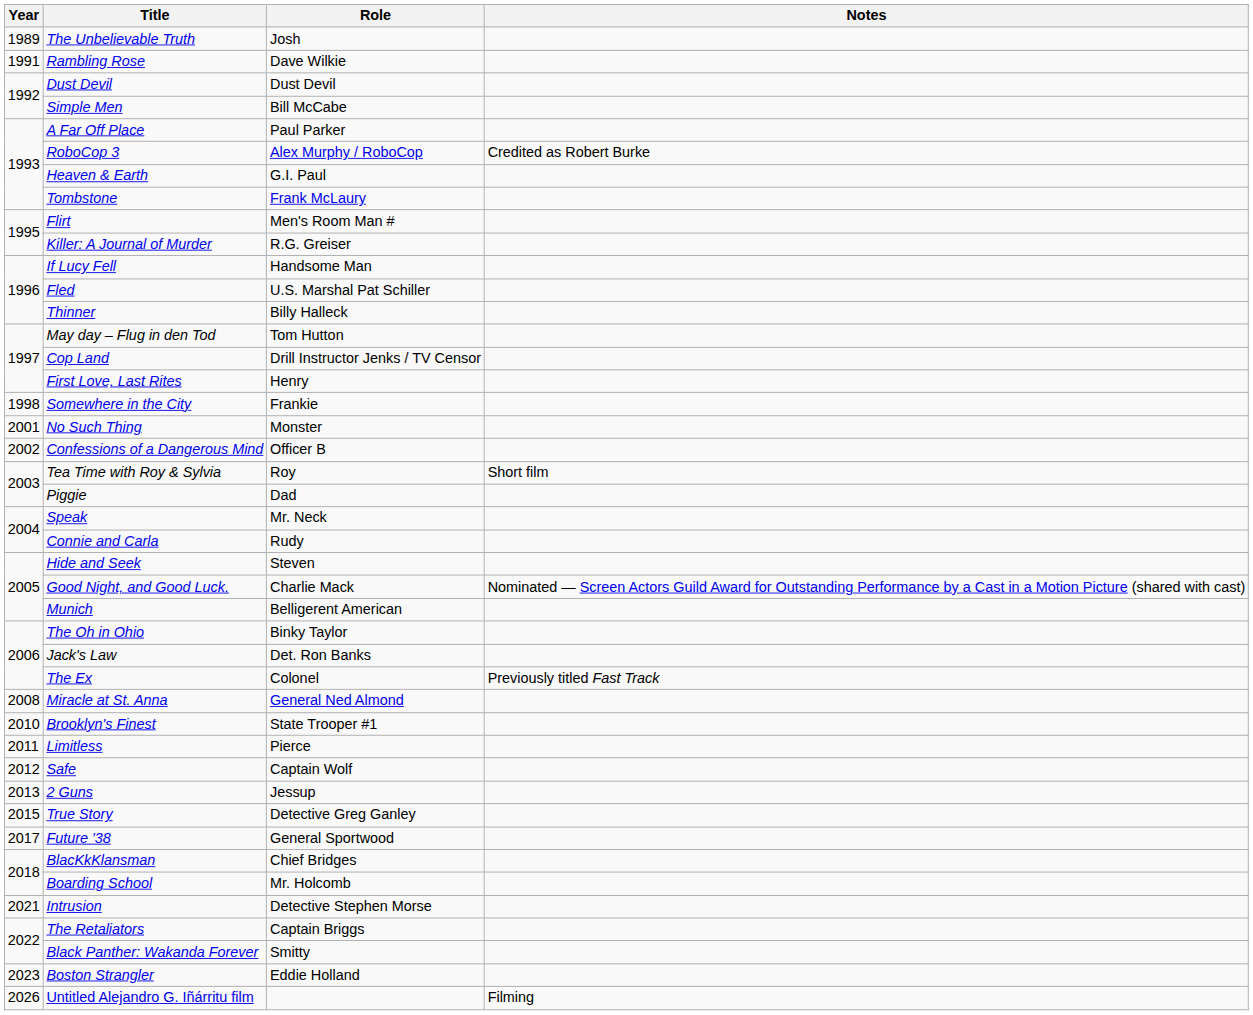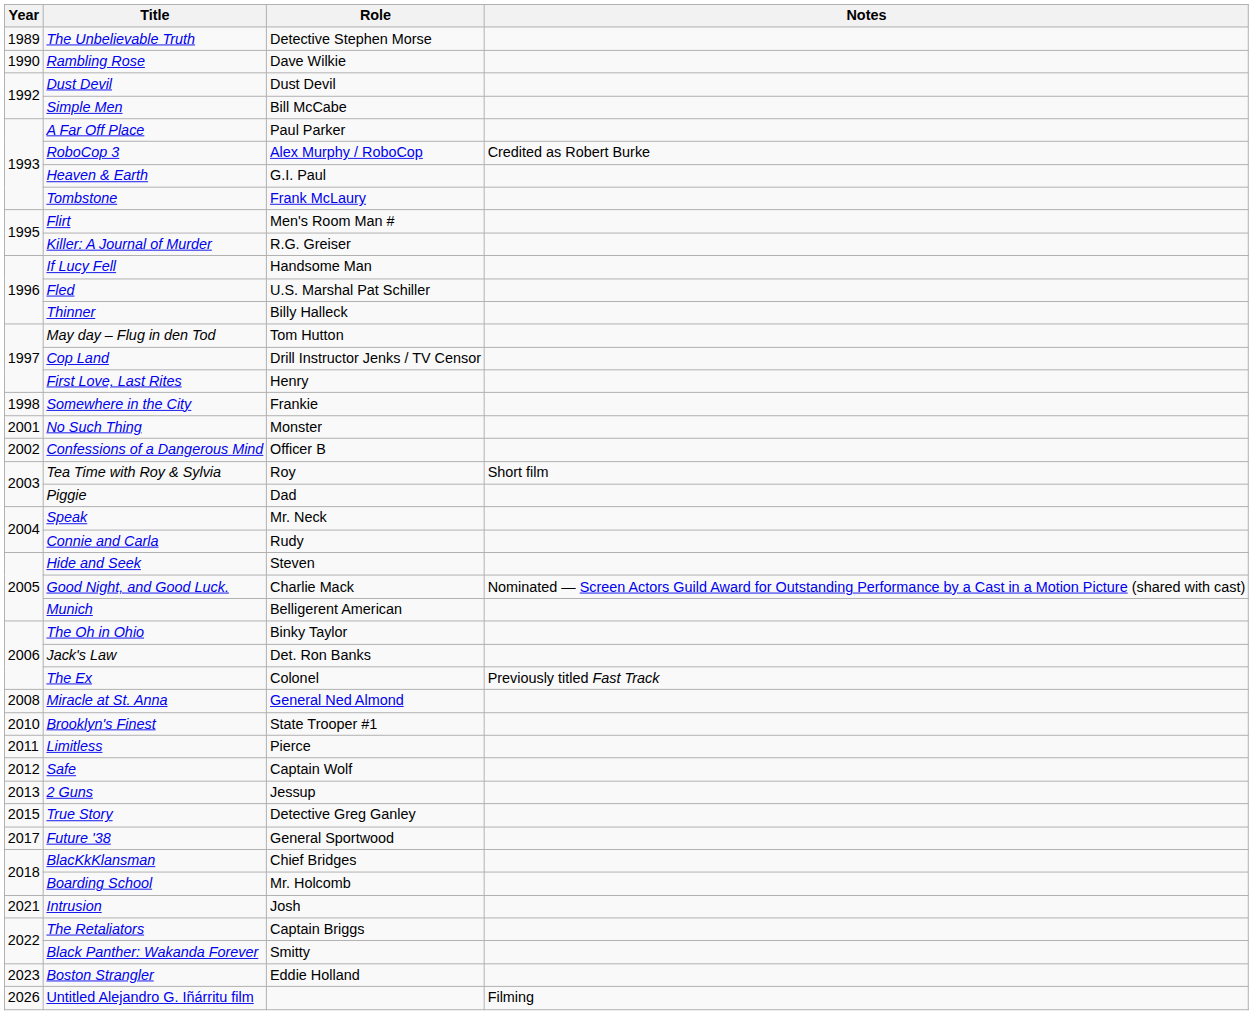(285, 38) Josh -> (351, 38) Detective Stephen Morse
(24, 61) 1991 -> (24, 61) 1990
(351, 906) Detective Stephen Morse -> (285, 906) Josh
